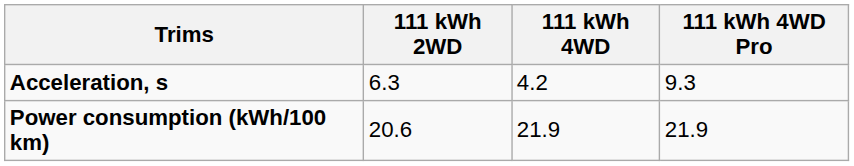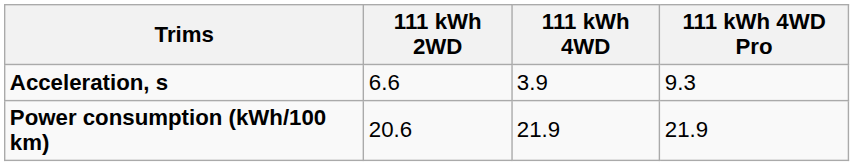(384, 82) 6.3 -> (384, 82) 6.6
(532, 82) 4.2 -> (532, 82) 3.9
